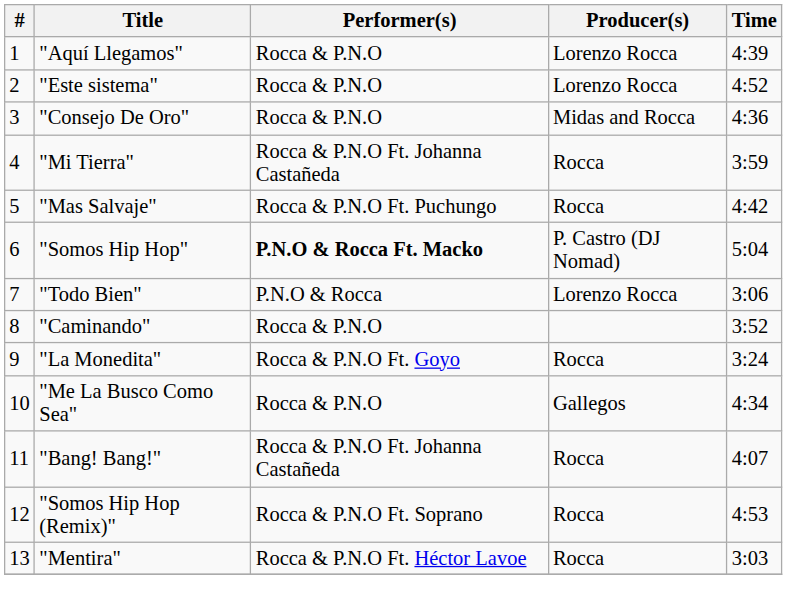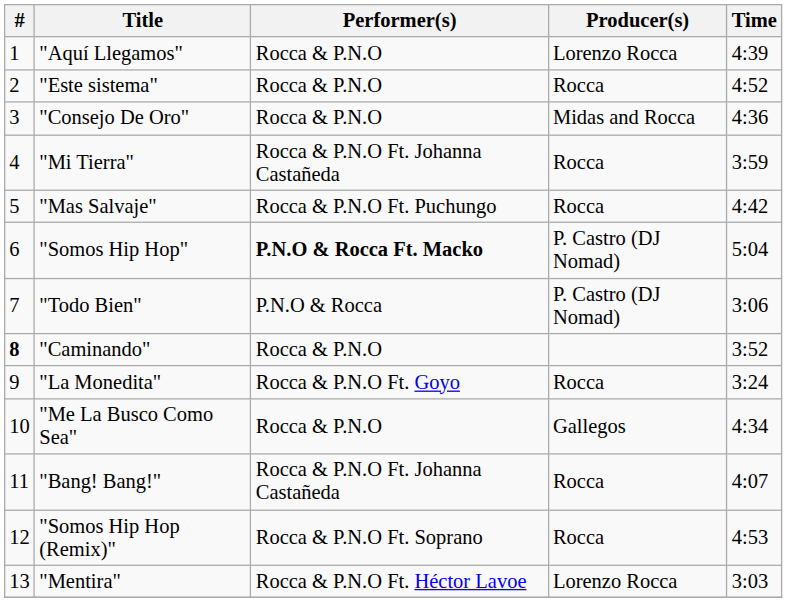(615, 85) Lorenzo Rocca -> (579, 85) Rocca
(615, 294) Lorenzo Rocca -> (607, 305) P. Castro (DJ Nomad)
(14, 326) normal -> (14, 349) bold
(579, 558) Rocca -> (615, 581) Lorenzo Rocca
